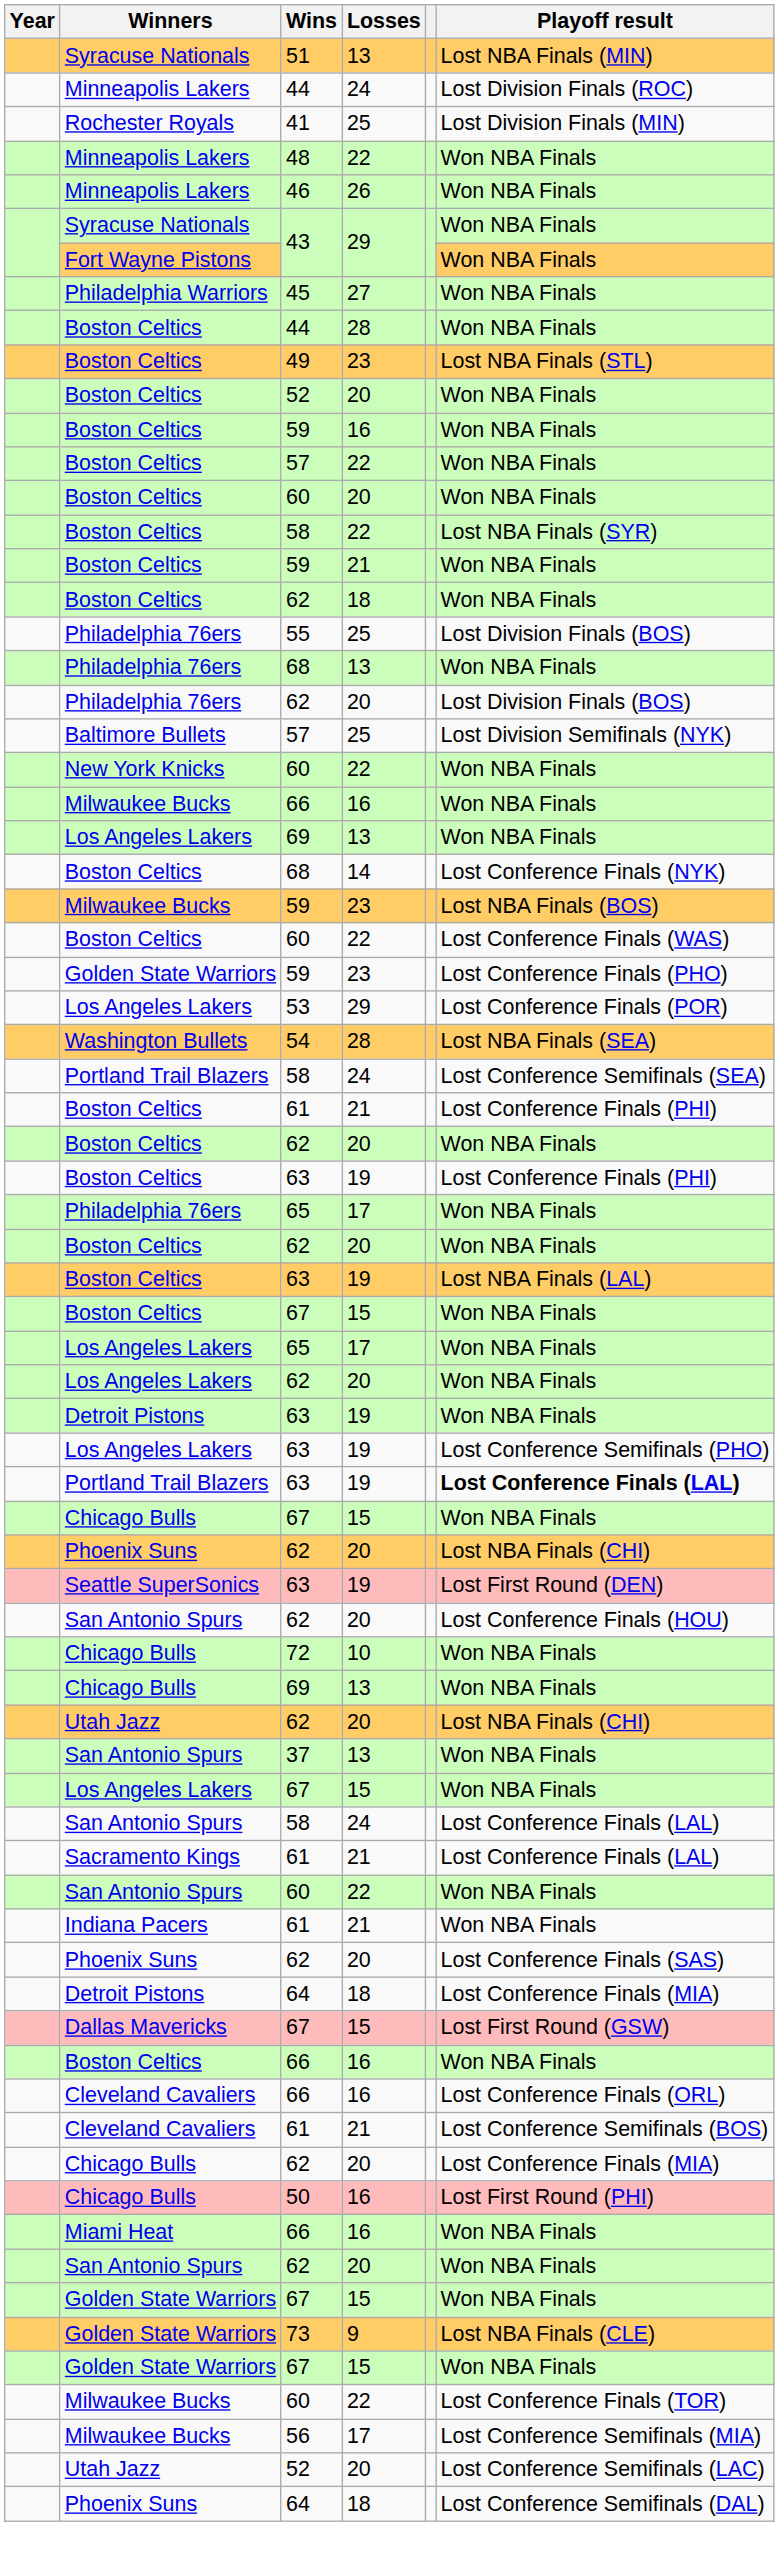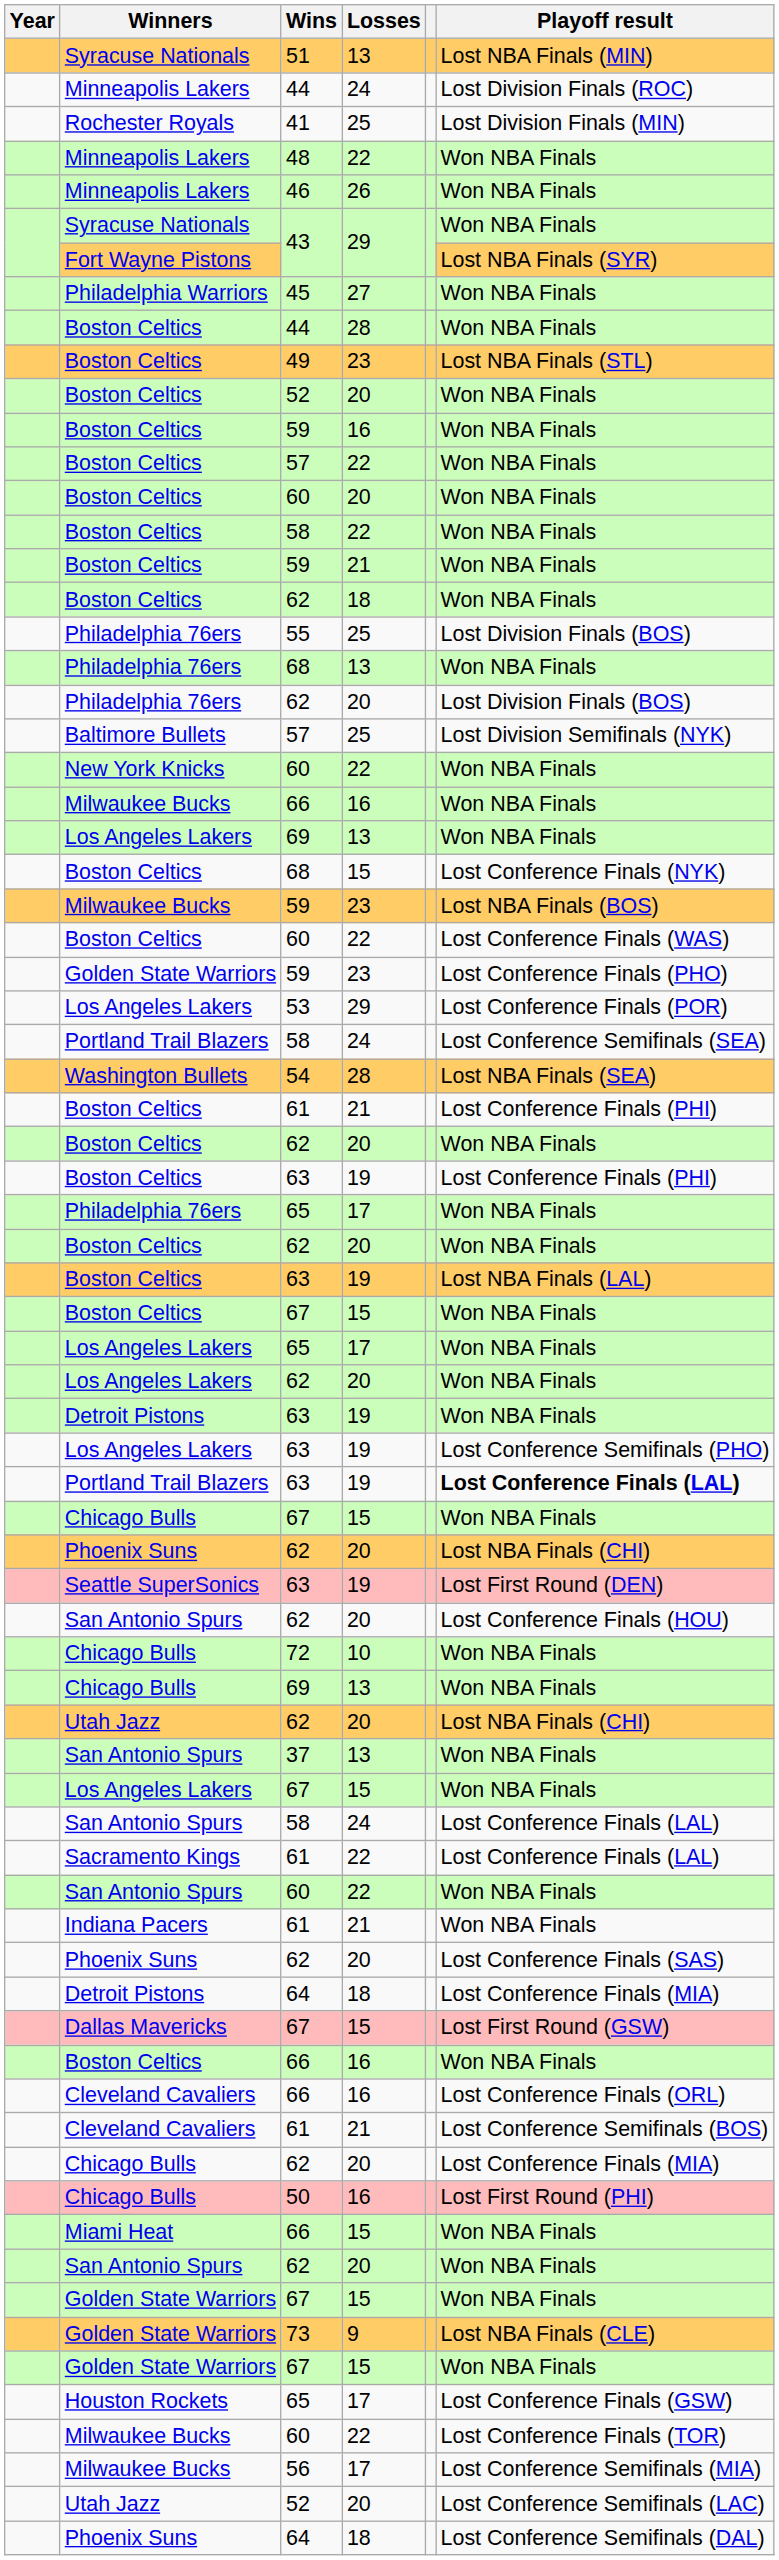(518, 259) Won NBA Finals -> (549, 259) Lost NBA Finals (SYR)
(549, 531) Lost NBA Finals (SYR) -> (518, 531) Won NBA Finals
(359, 871) 14 -> (359, 871) 15
rows swapped: (167, 1075) <-> (156, 1041)
(359, 1857) 21 -> (359, 1857) 22
(359, 2231) 16 -> (359, 2231) 15
+ row: (146, 2401)
